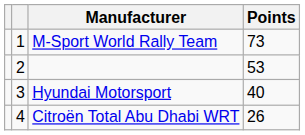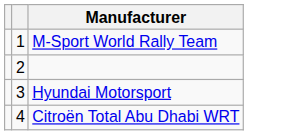- column: (271, 17)
